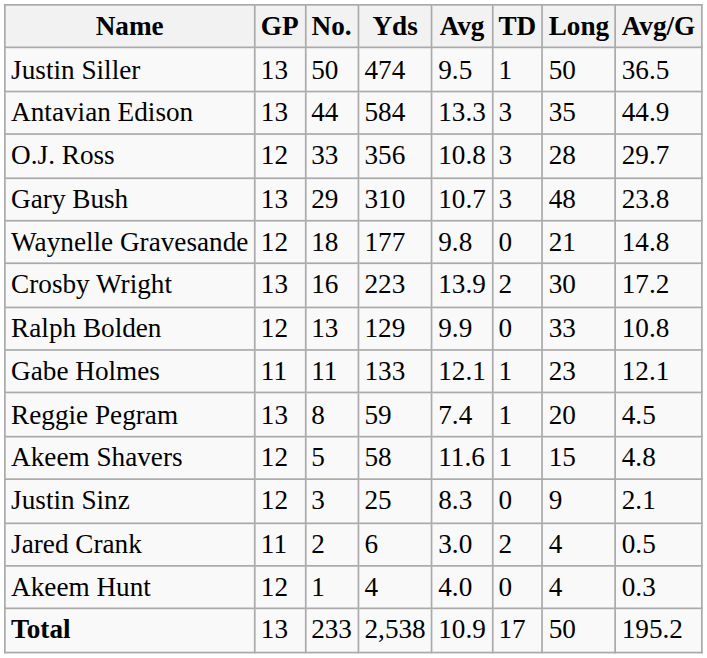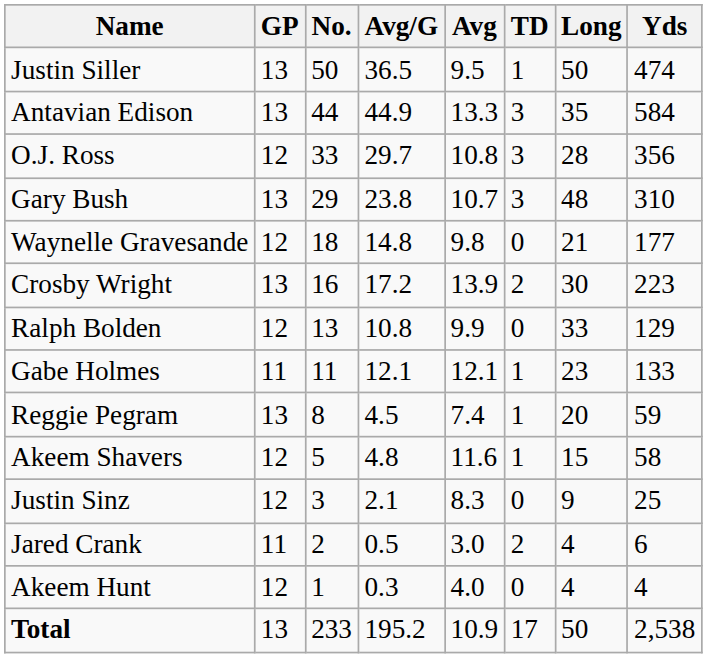columns swapped: (395, 26) <-> (659, 26)
